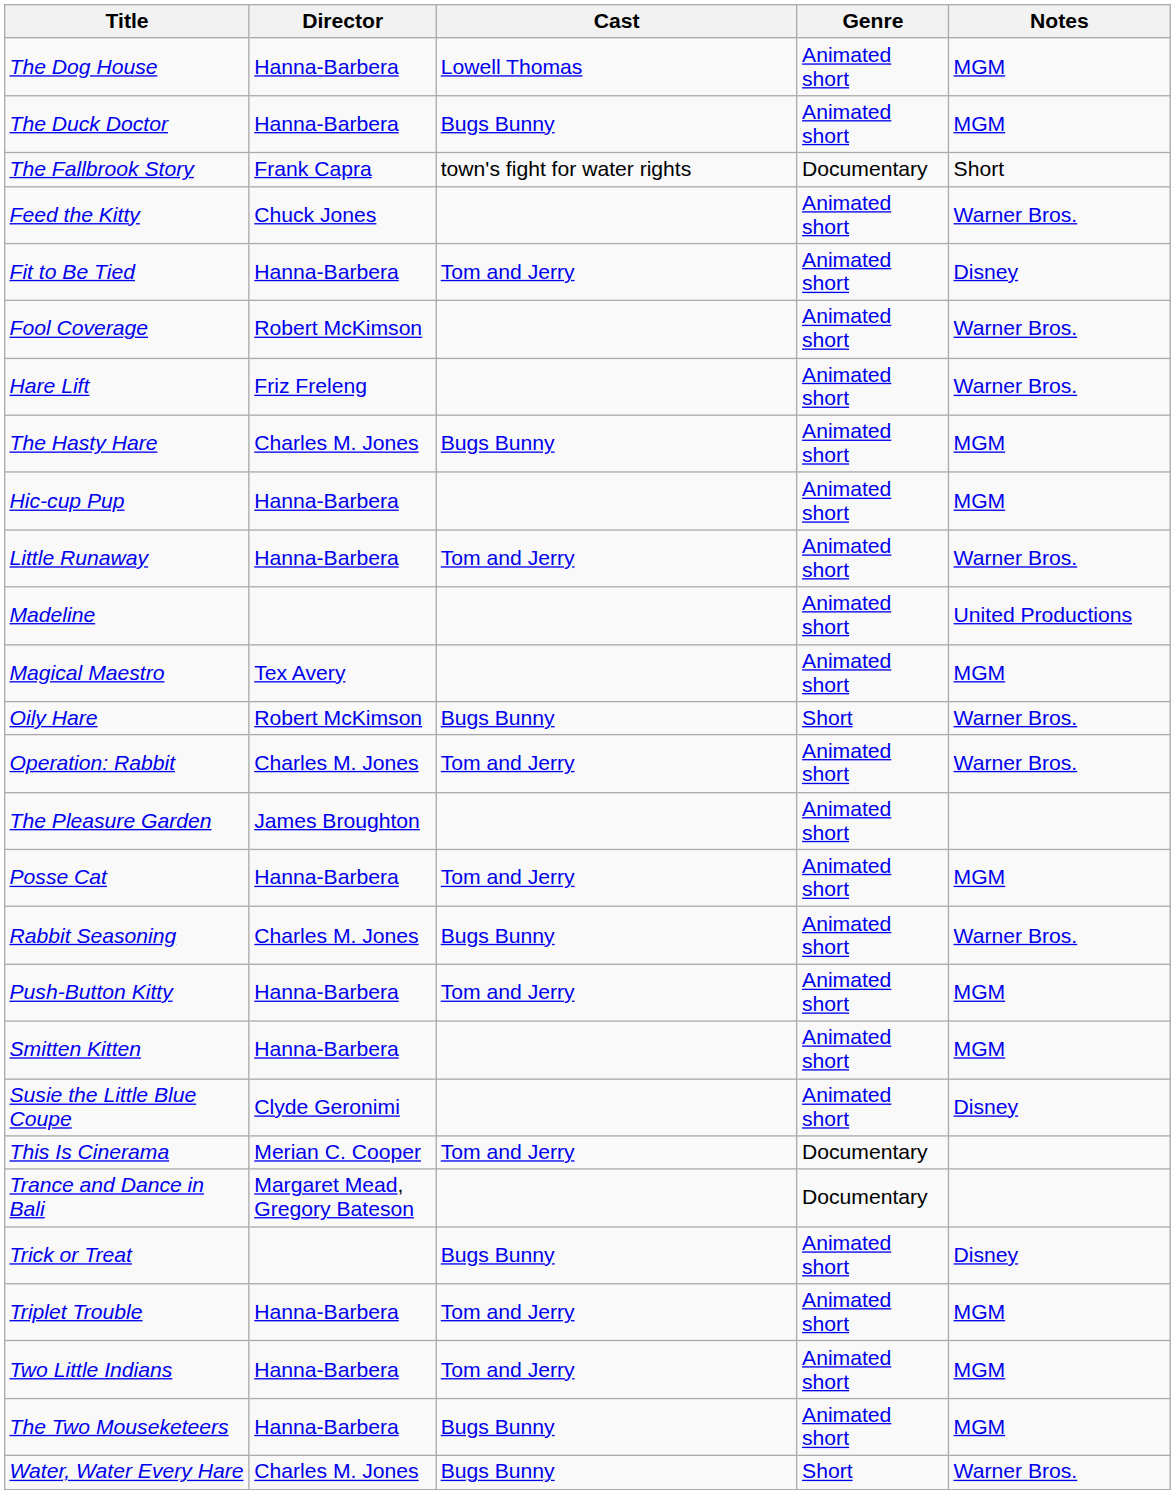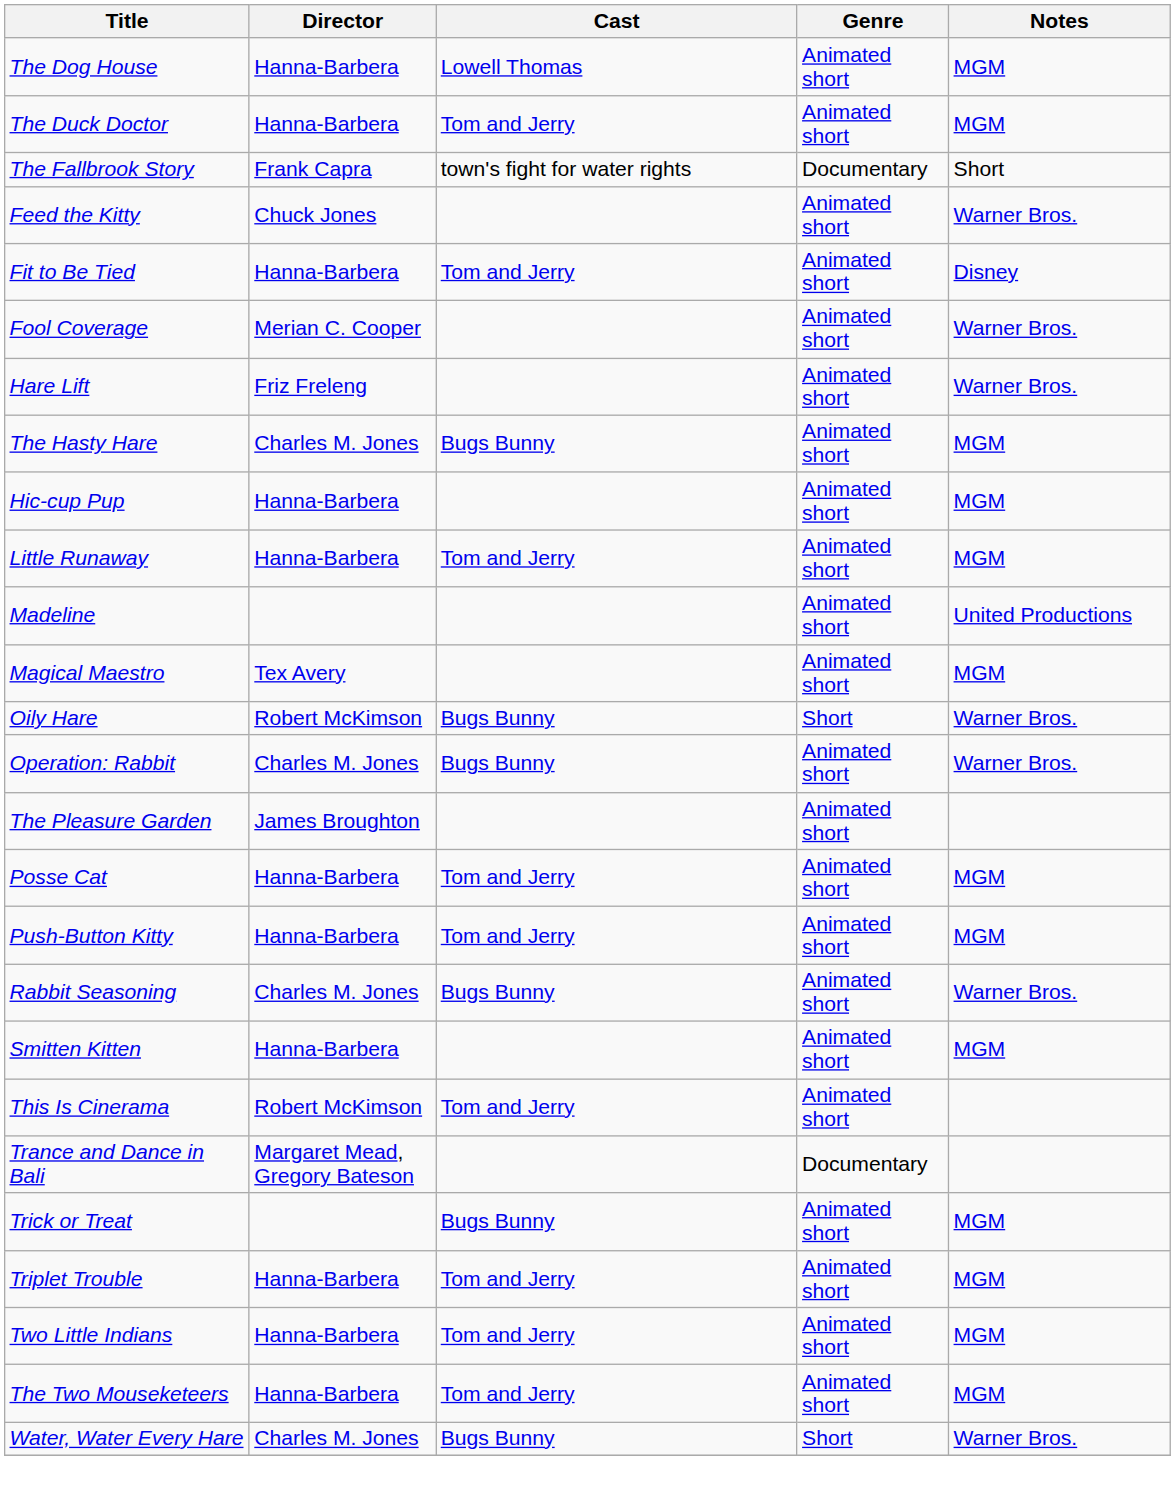(498, 123) Bugs Bunny -> (508, 123) Tom and Jerry
(338, 329) Robert McKimson -> (338, 329) Merian C. Cooper
(1015, 558) Warner Bros. -> (979, 558) MGM
(508, 763) Tom and Jerry -> (498, 763) Bugs Bunny
rows swapped: (91, 992) <-> (93, 935)
- row: (103, 1106)
(338, 1152) Merian C. Cooper -> (338, 1106) Robert McKimson
(865, 1152) Documentary -> (847, 1106) Animated short
(986, 1254) Disney -> (979, 1221) MGM
(498, 1426) Bugs Bunny -> (508, 1393) Tom and Jerry
